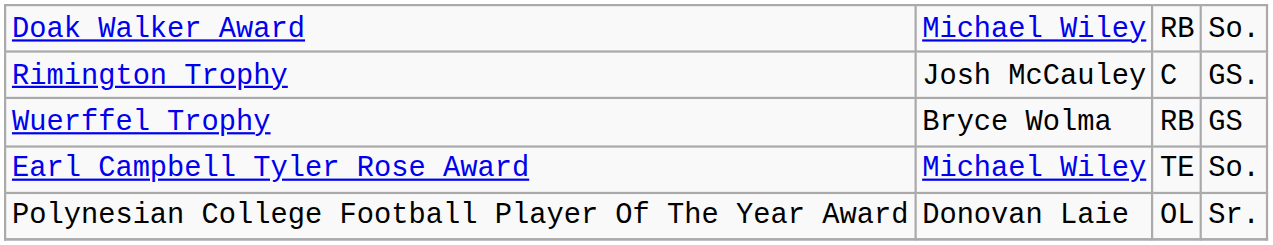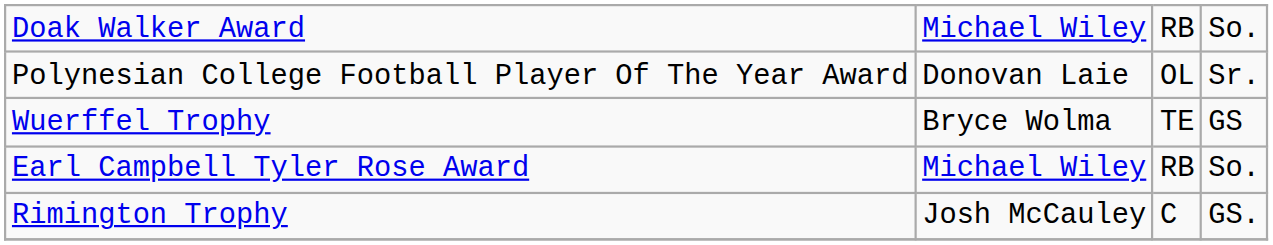rows swapped: (150, 75) <-> (460, 216)
(1177, 122) RB -> (1177, 122) TE
(1177, 169) TE -> (1177, 169) RB
